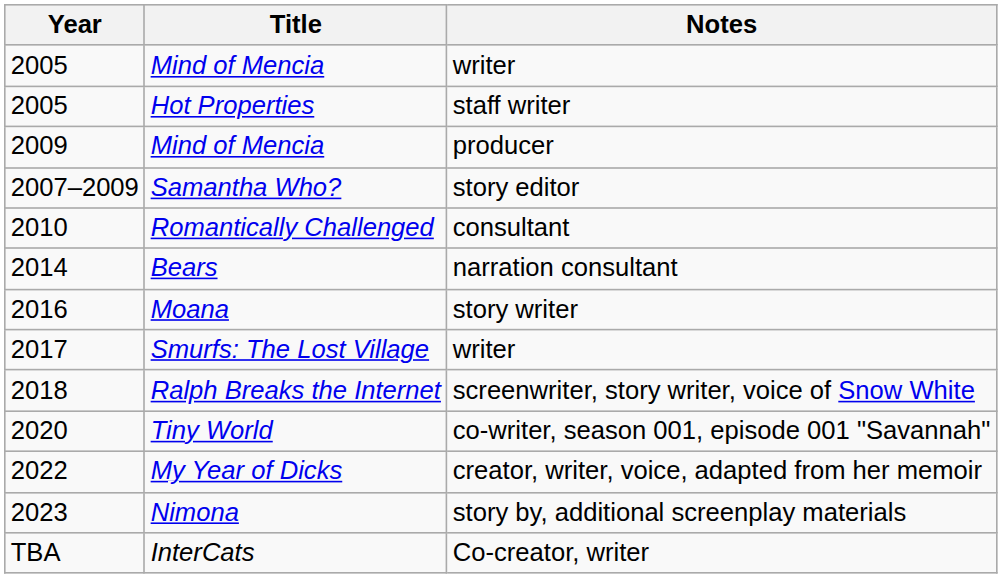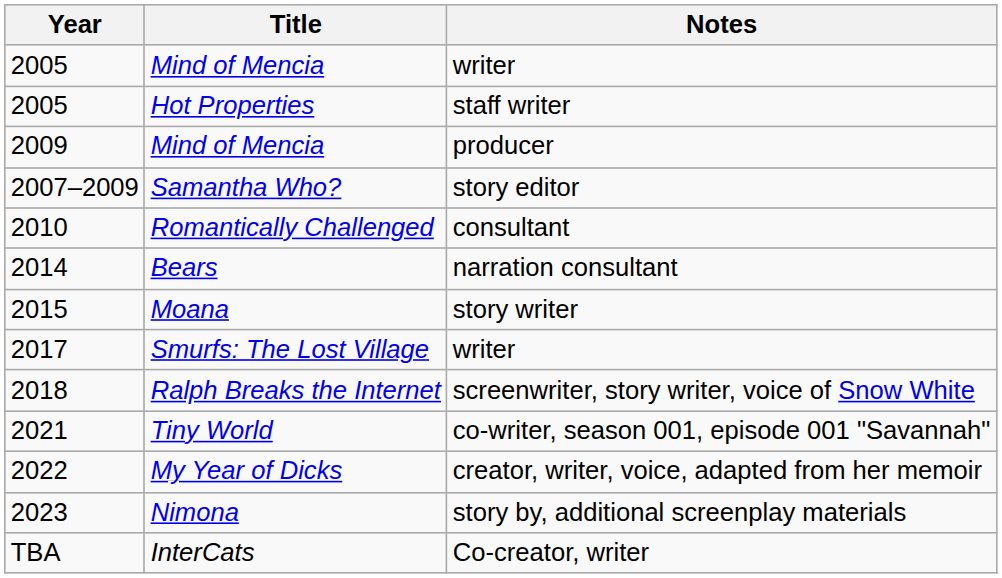(39, 308) 2016 -> (39, 308) 2015
(39, 430) 2020 -> (39, 430) 2021
